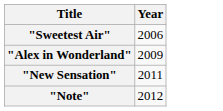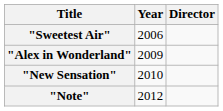+ column: (192, 14)
(150, 75) 2011 -> (150, 75) 2010
